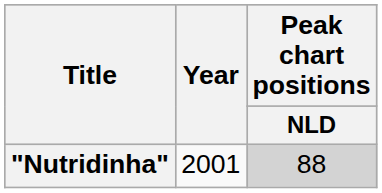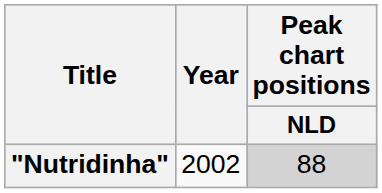(211, 165) 2001 -> (211, 165) 2002
